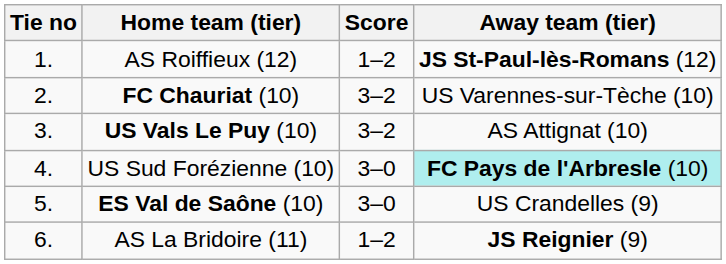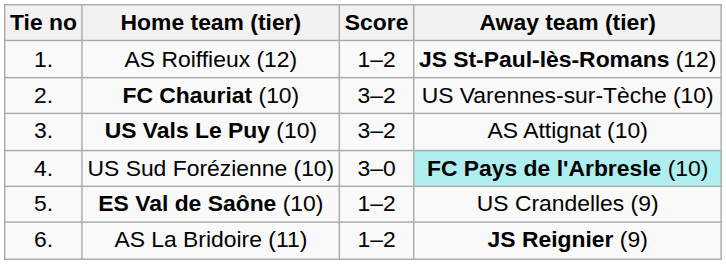(377, 204) 3–0 -> (377, 204) 1–2
